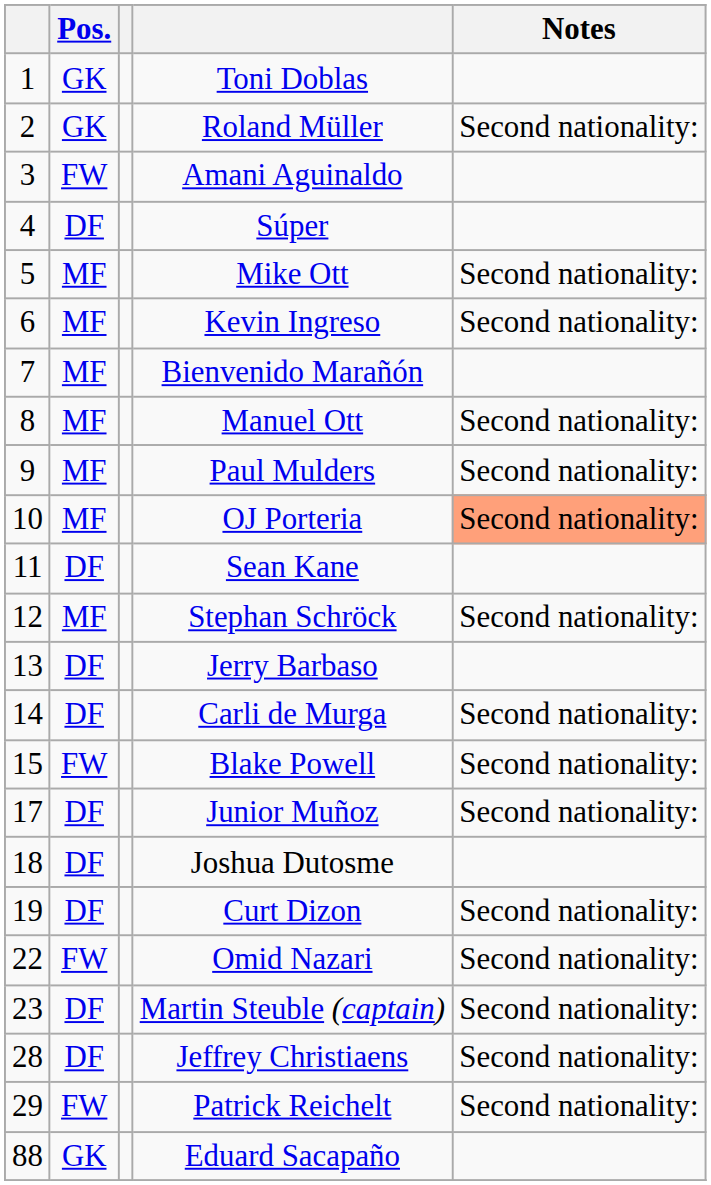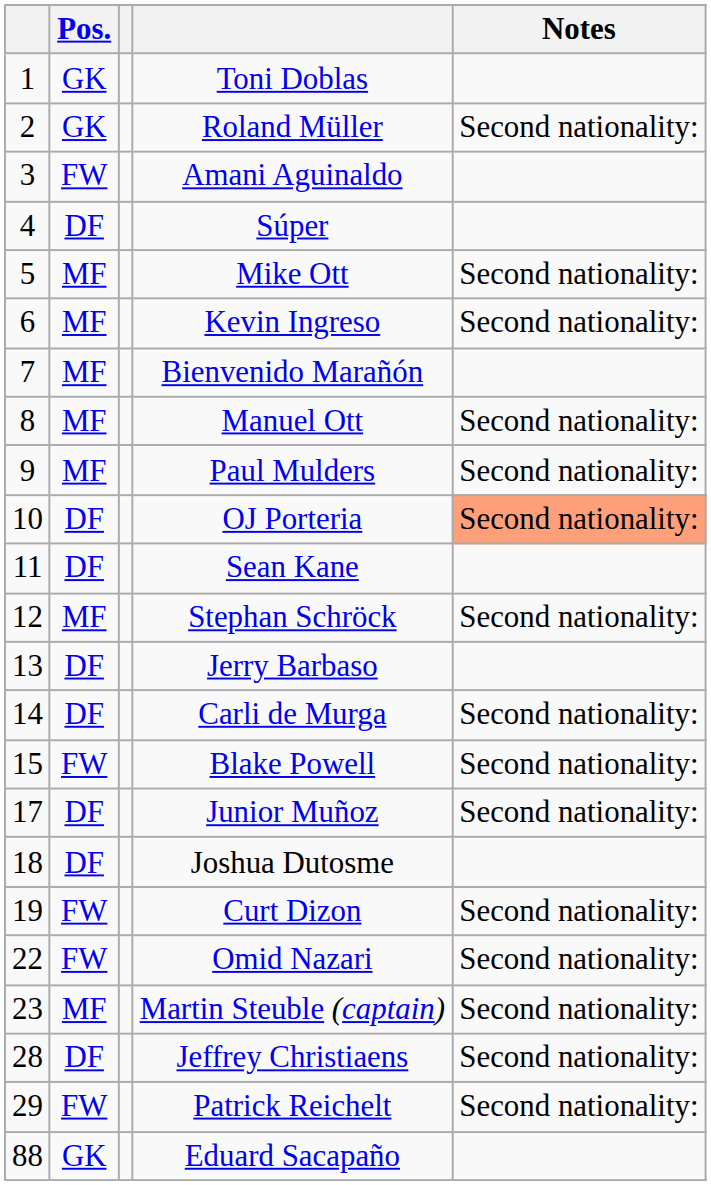(84, 518) MF -> (84, 518) DF
(84, 910) DF -> (84, 910) FW
(84, 1008) DF -> (84, 1008) MF
